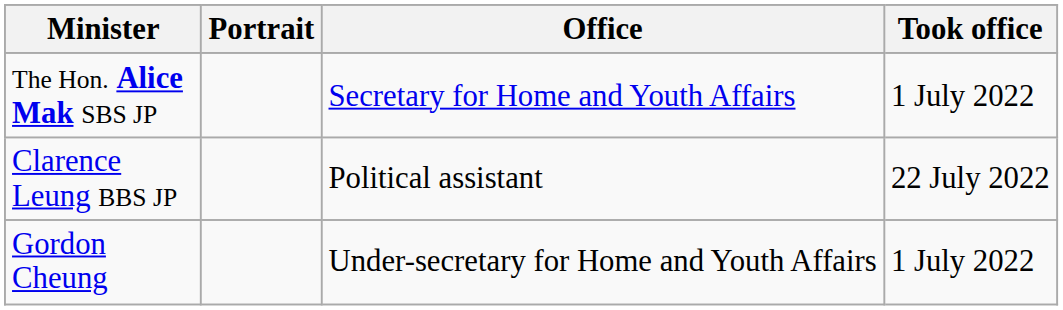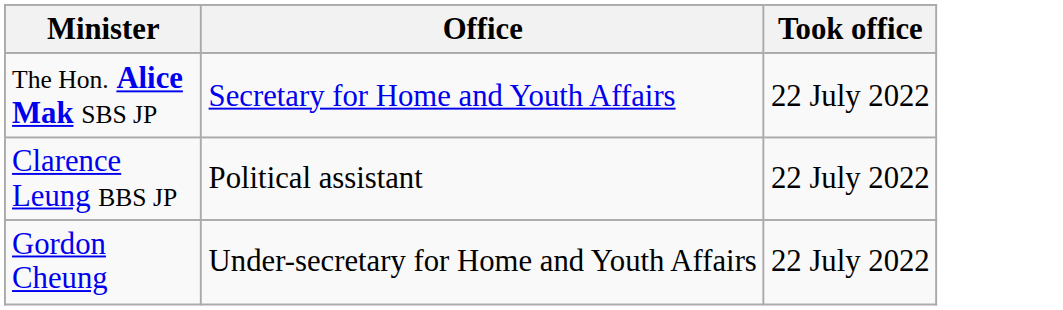- column: (261, 28)
(963, 94) 1 July 2022 -> (850, 94) 22 July 2022
(963, 261) 1 July 2022 -> (850, 261) 22 July 2022
